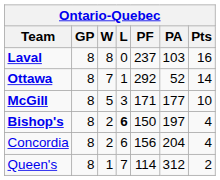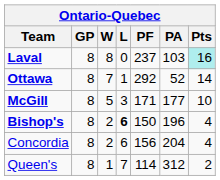(205, 58) no background -> (205, 58) paleturquoise background
(174, 122) 197 -> (174, 122) 196
